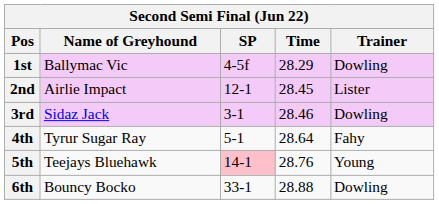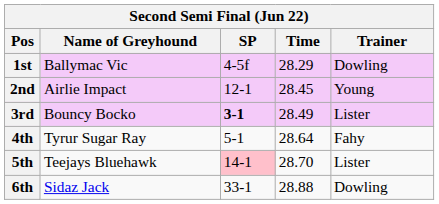(352, 89) Lister -> (354, 89) Young
(77, 114) Sidaz Jack -> (90, 114) Bouncy Bocko
(234, 114) normal -> (234, 114) bold
(296, 114) 28.46 -> (296, 114) 28.49
(361, 114) Dowling -> (352, 114) Lister
(296, 162) 28.76 -> (296, 162) 28.70
(354, 162) Young -> (352, 162) Lister
(90, 187) Bouncy Bocko -> (77, 187) Sidaz Jack
